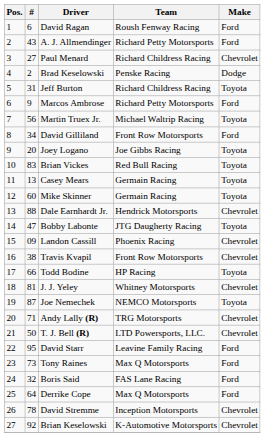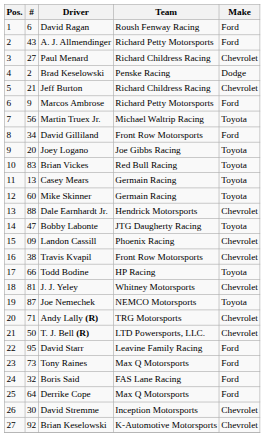(32, 88) 31 -> (32, 88) 21
(234, 88) Toyota -> (240, 88) Chevrolet
(32, 409) 78 -> (32, 409) 30
